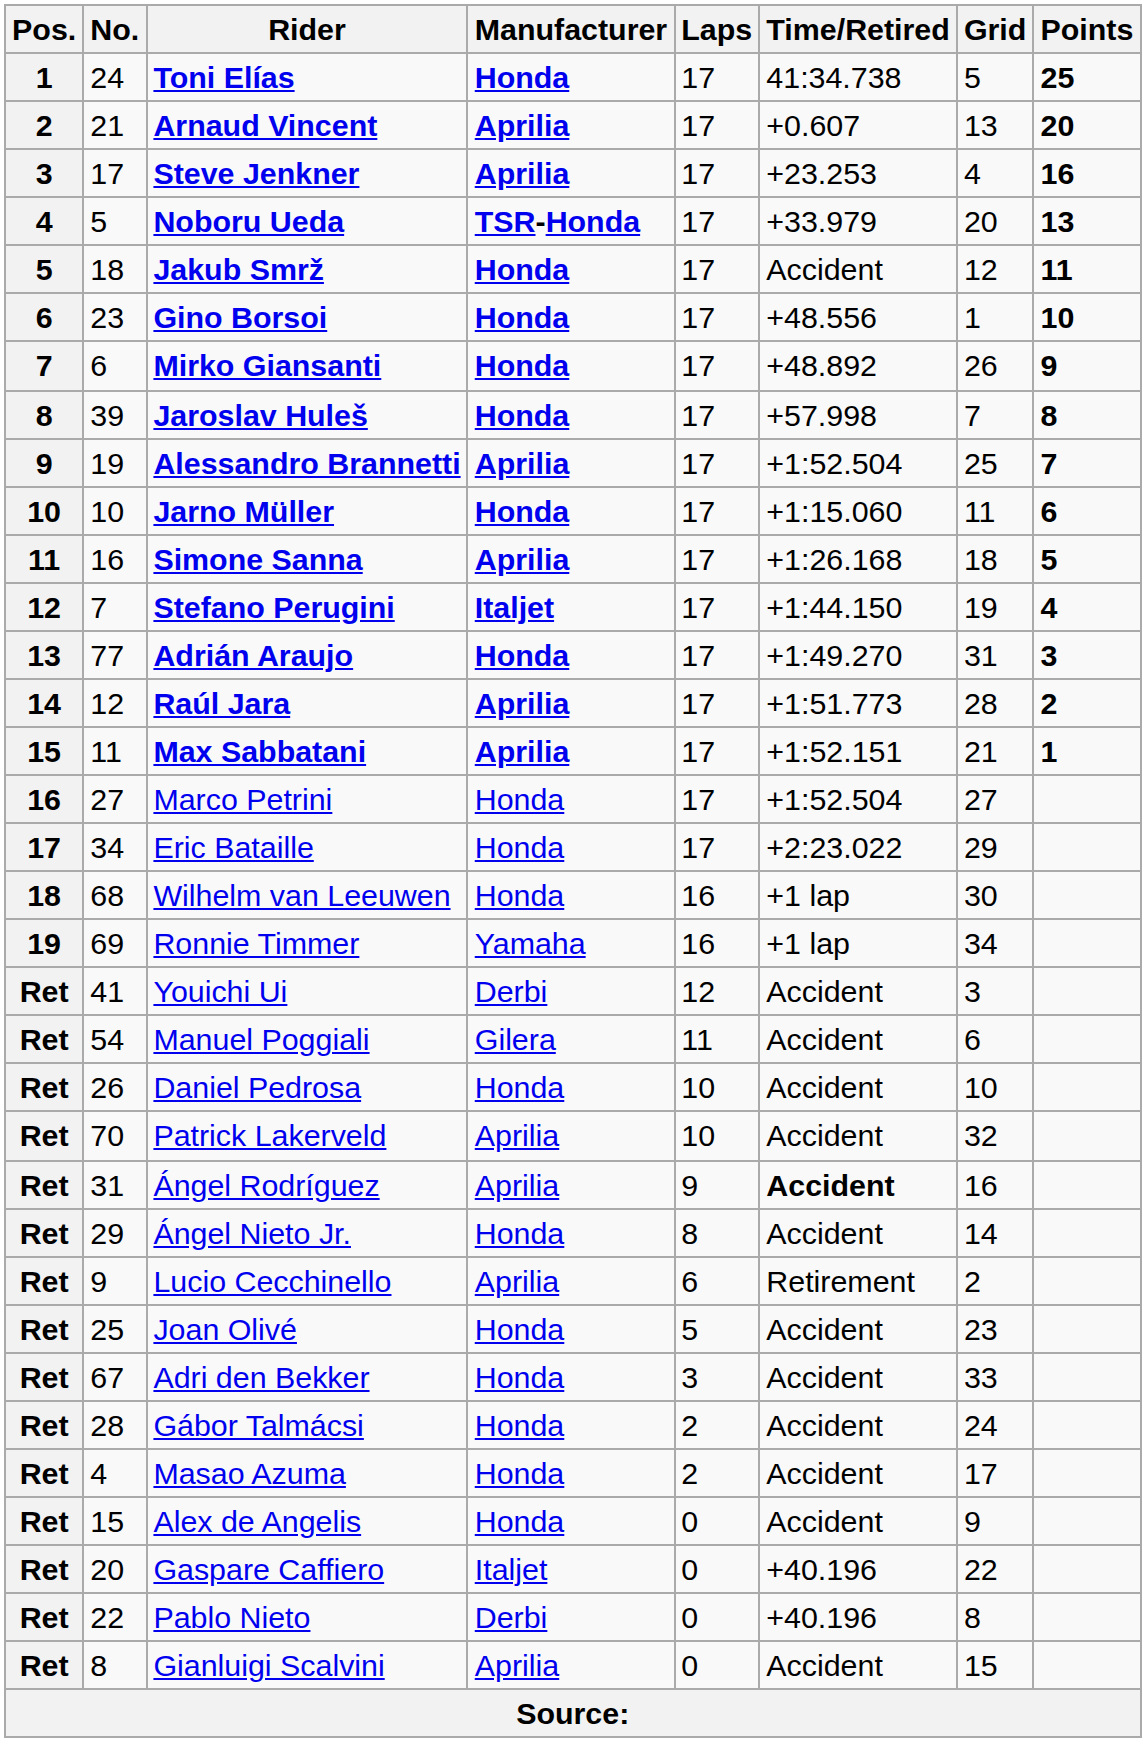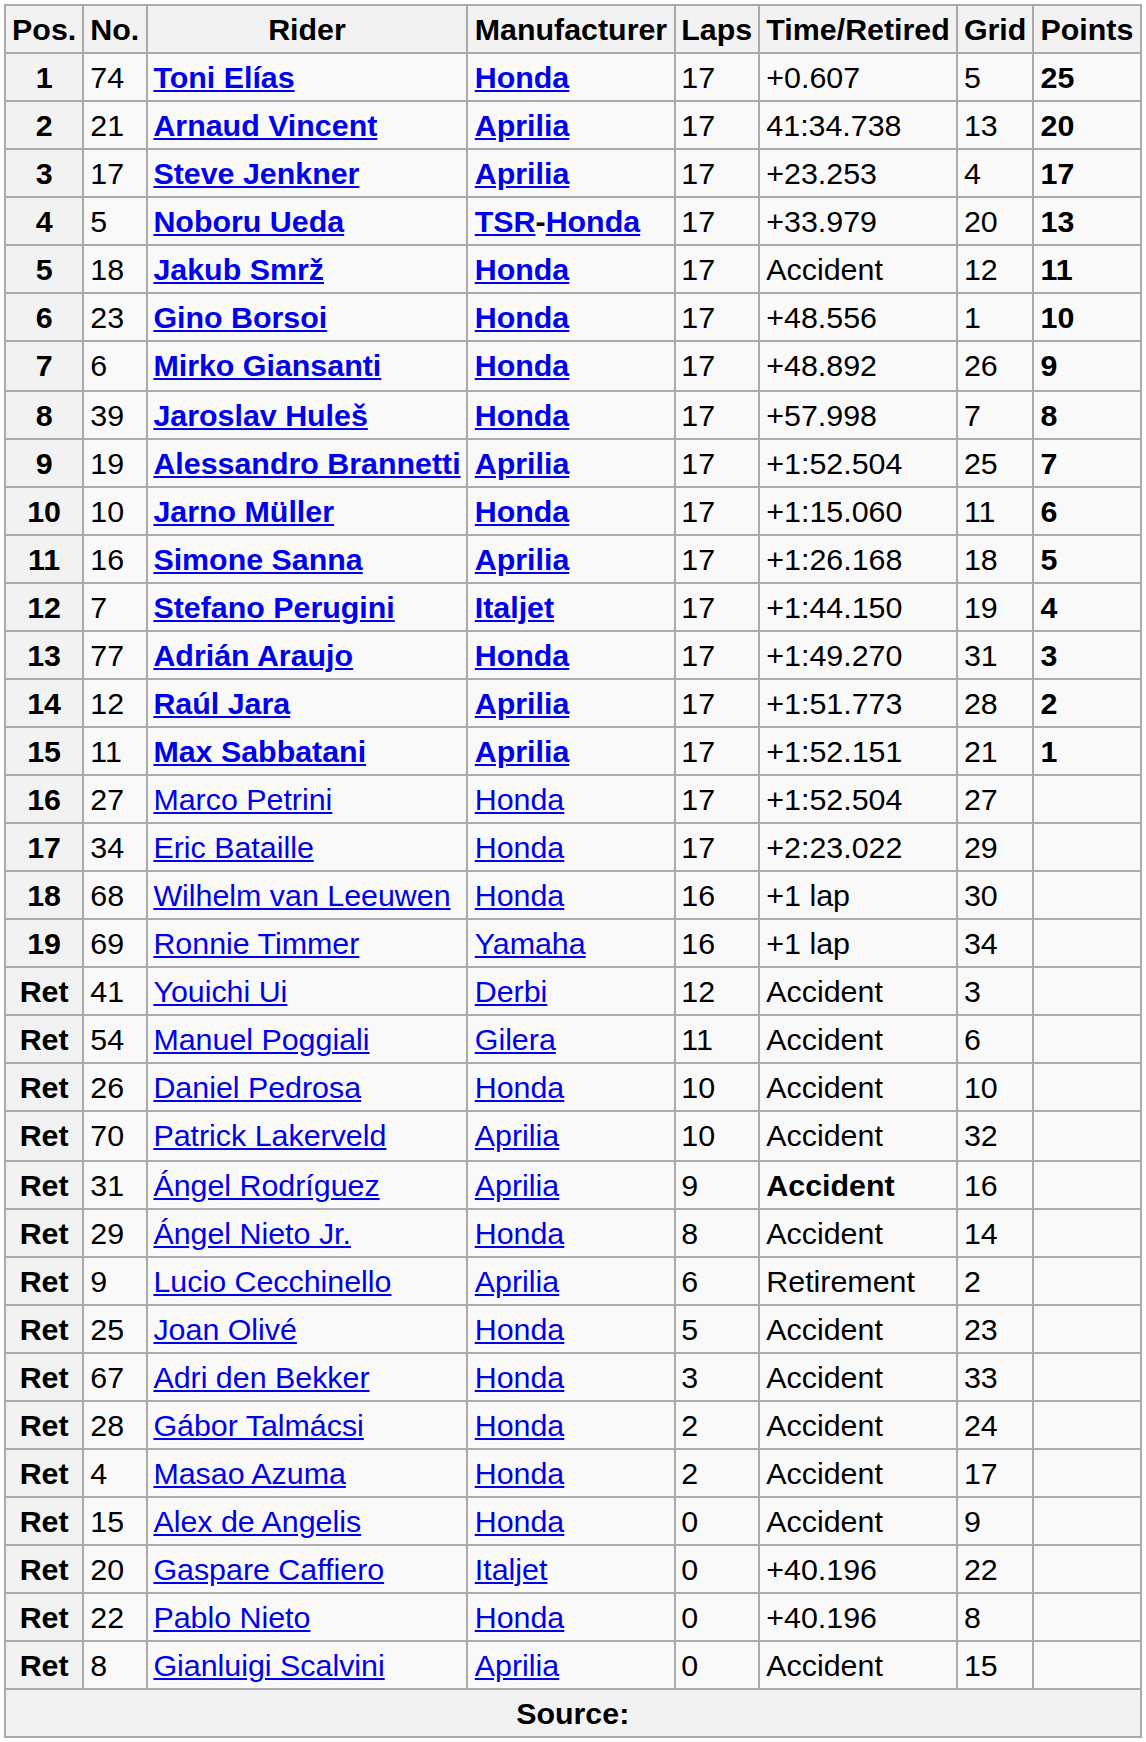(107, 77) 24 -> (107, 77) 74
(834, 77) 41:34.738 -> (813, 77) +0.607
(813, 126) +0.607 -> (834, 126) 41:34.738
(1057, 174) 16 -> (1057, 174) 17
(511, 1617) Derbi -> (520, 1617) Honda
